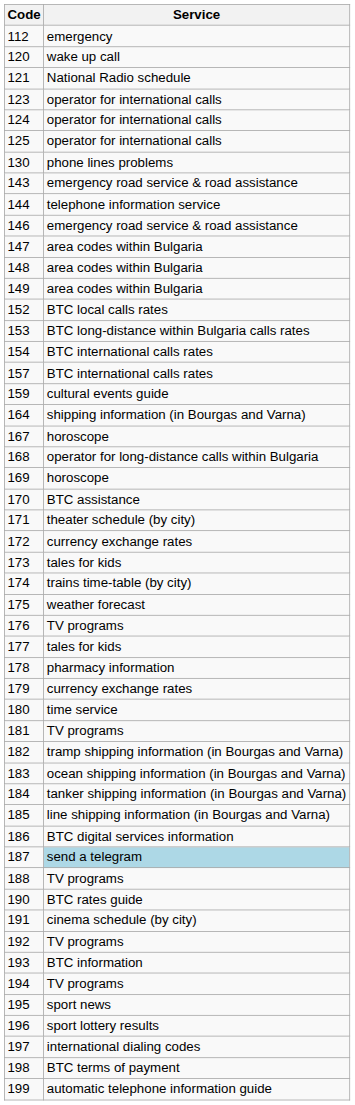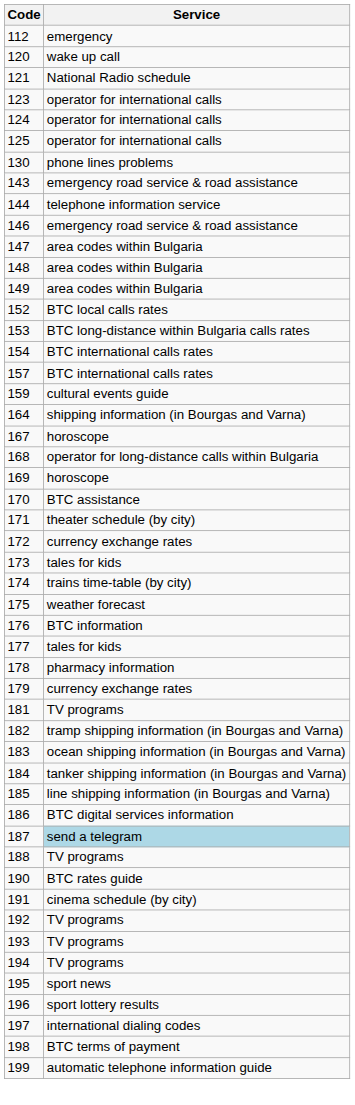(85, 625) TV programs -> (95, 625) BTC information
- row: (19, 710)
(95, 962) BTC information -> (85, 941) TV programs
